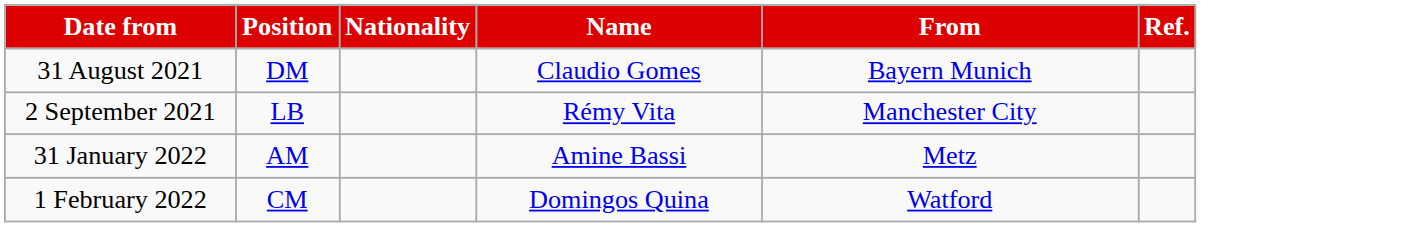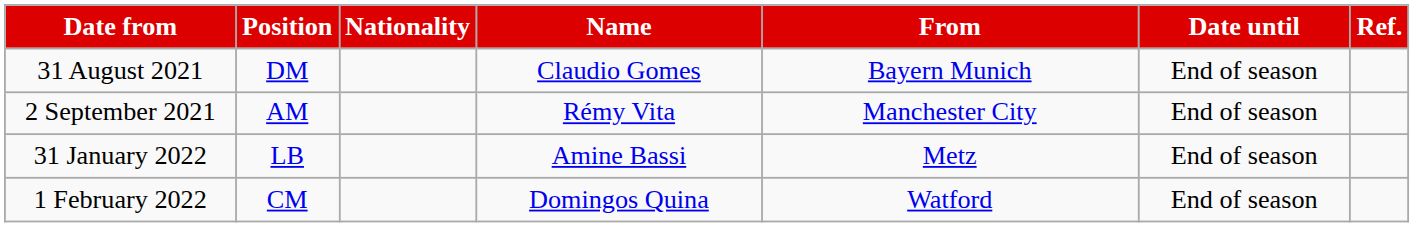+ column: (1244, 26)
(287, 112) LB -> (287, 112) AM
(287, 156) AM -> (287, 156) LB
